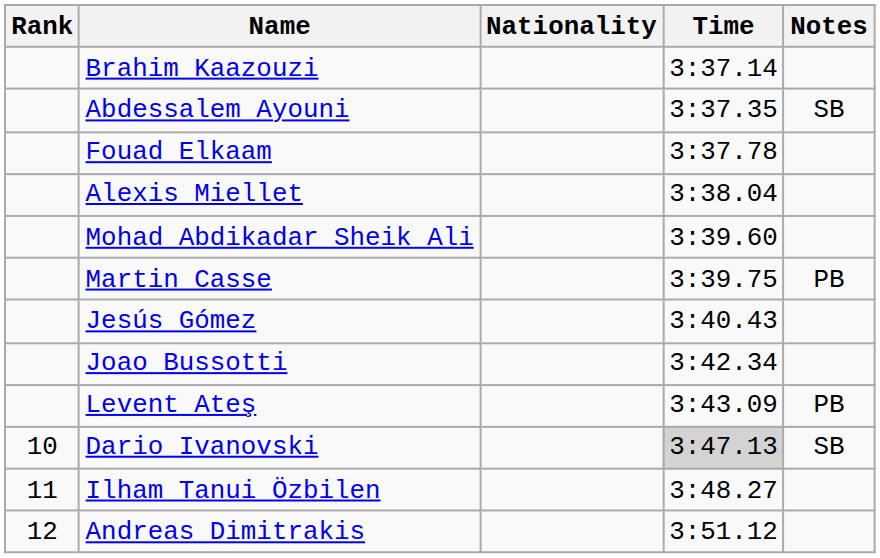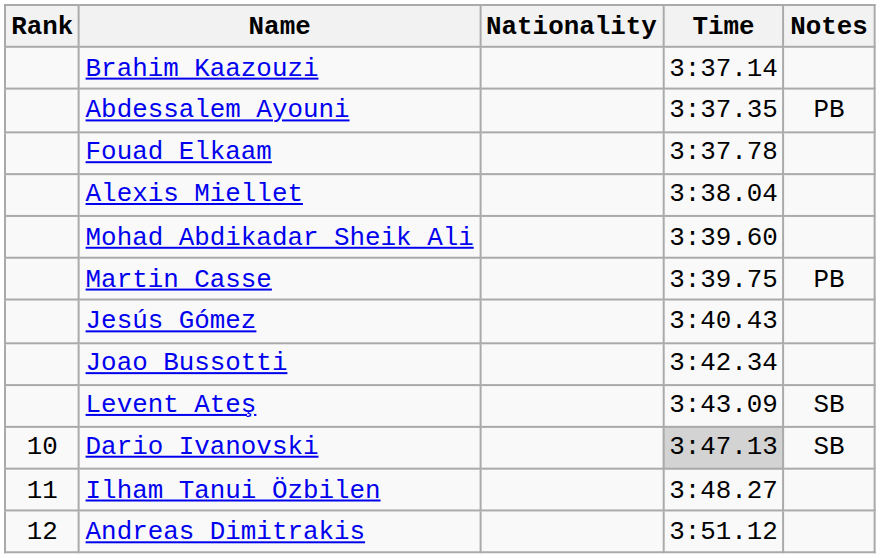(829, 110) SB -> (829, 110) PB
(829, 406) PB -> (829, 406) SB
